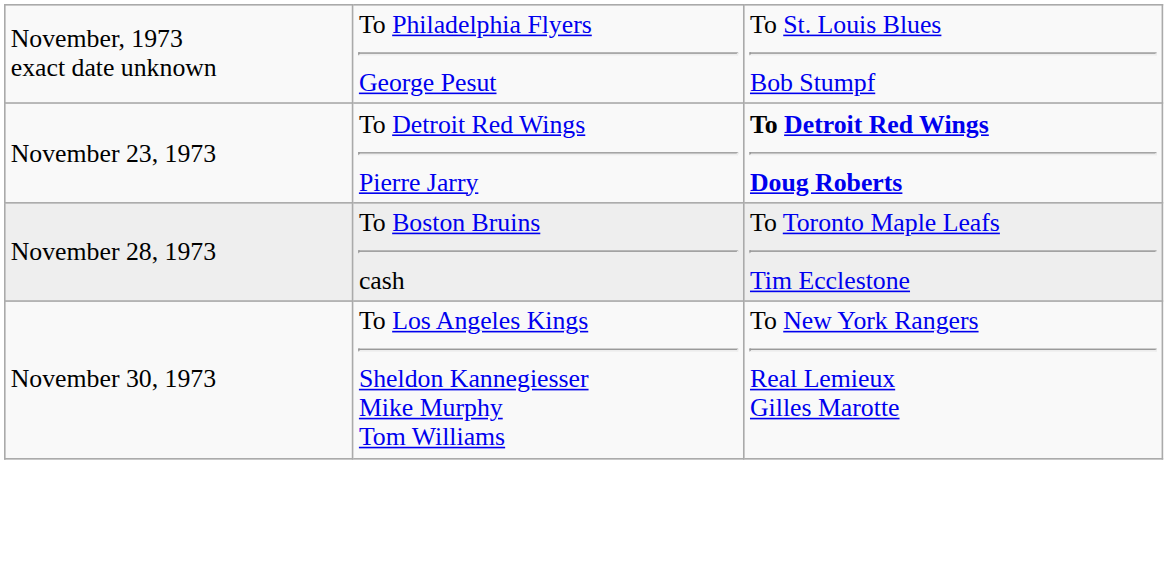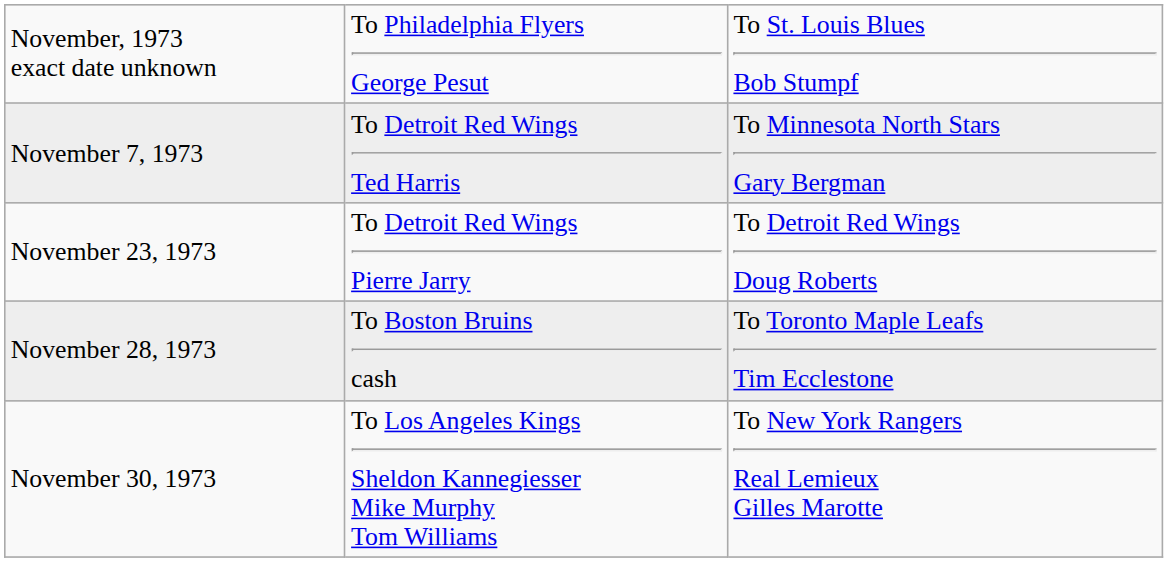+ row: (107, 152)
(953, 152) bold -> (945, 251) normal
